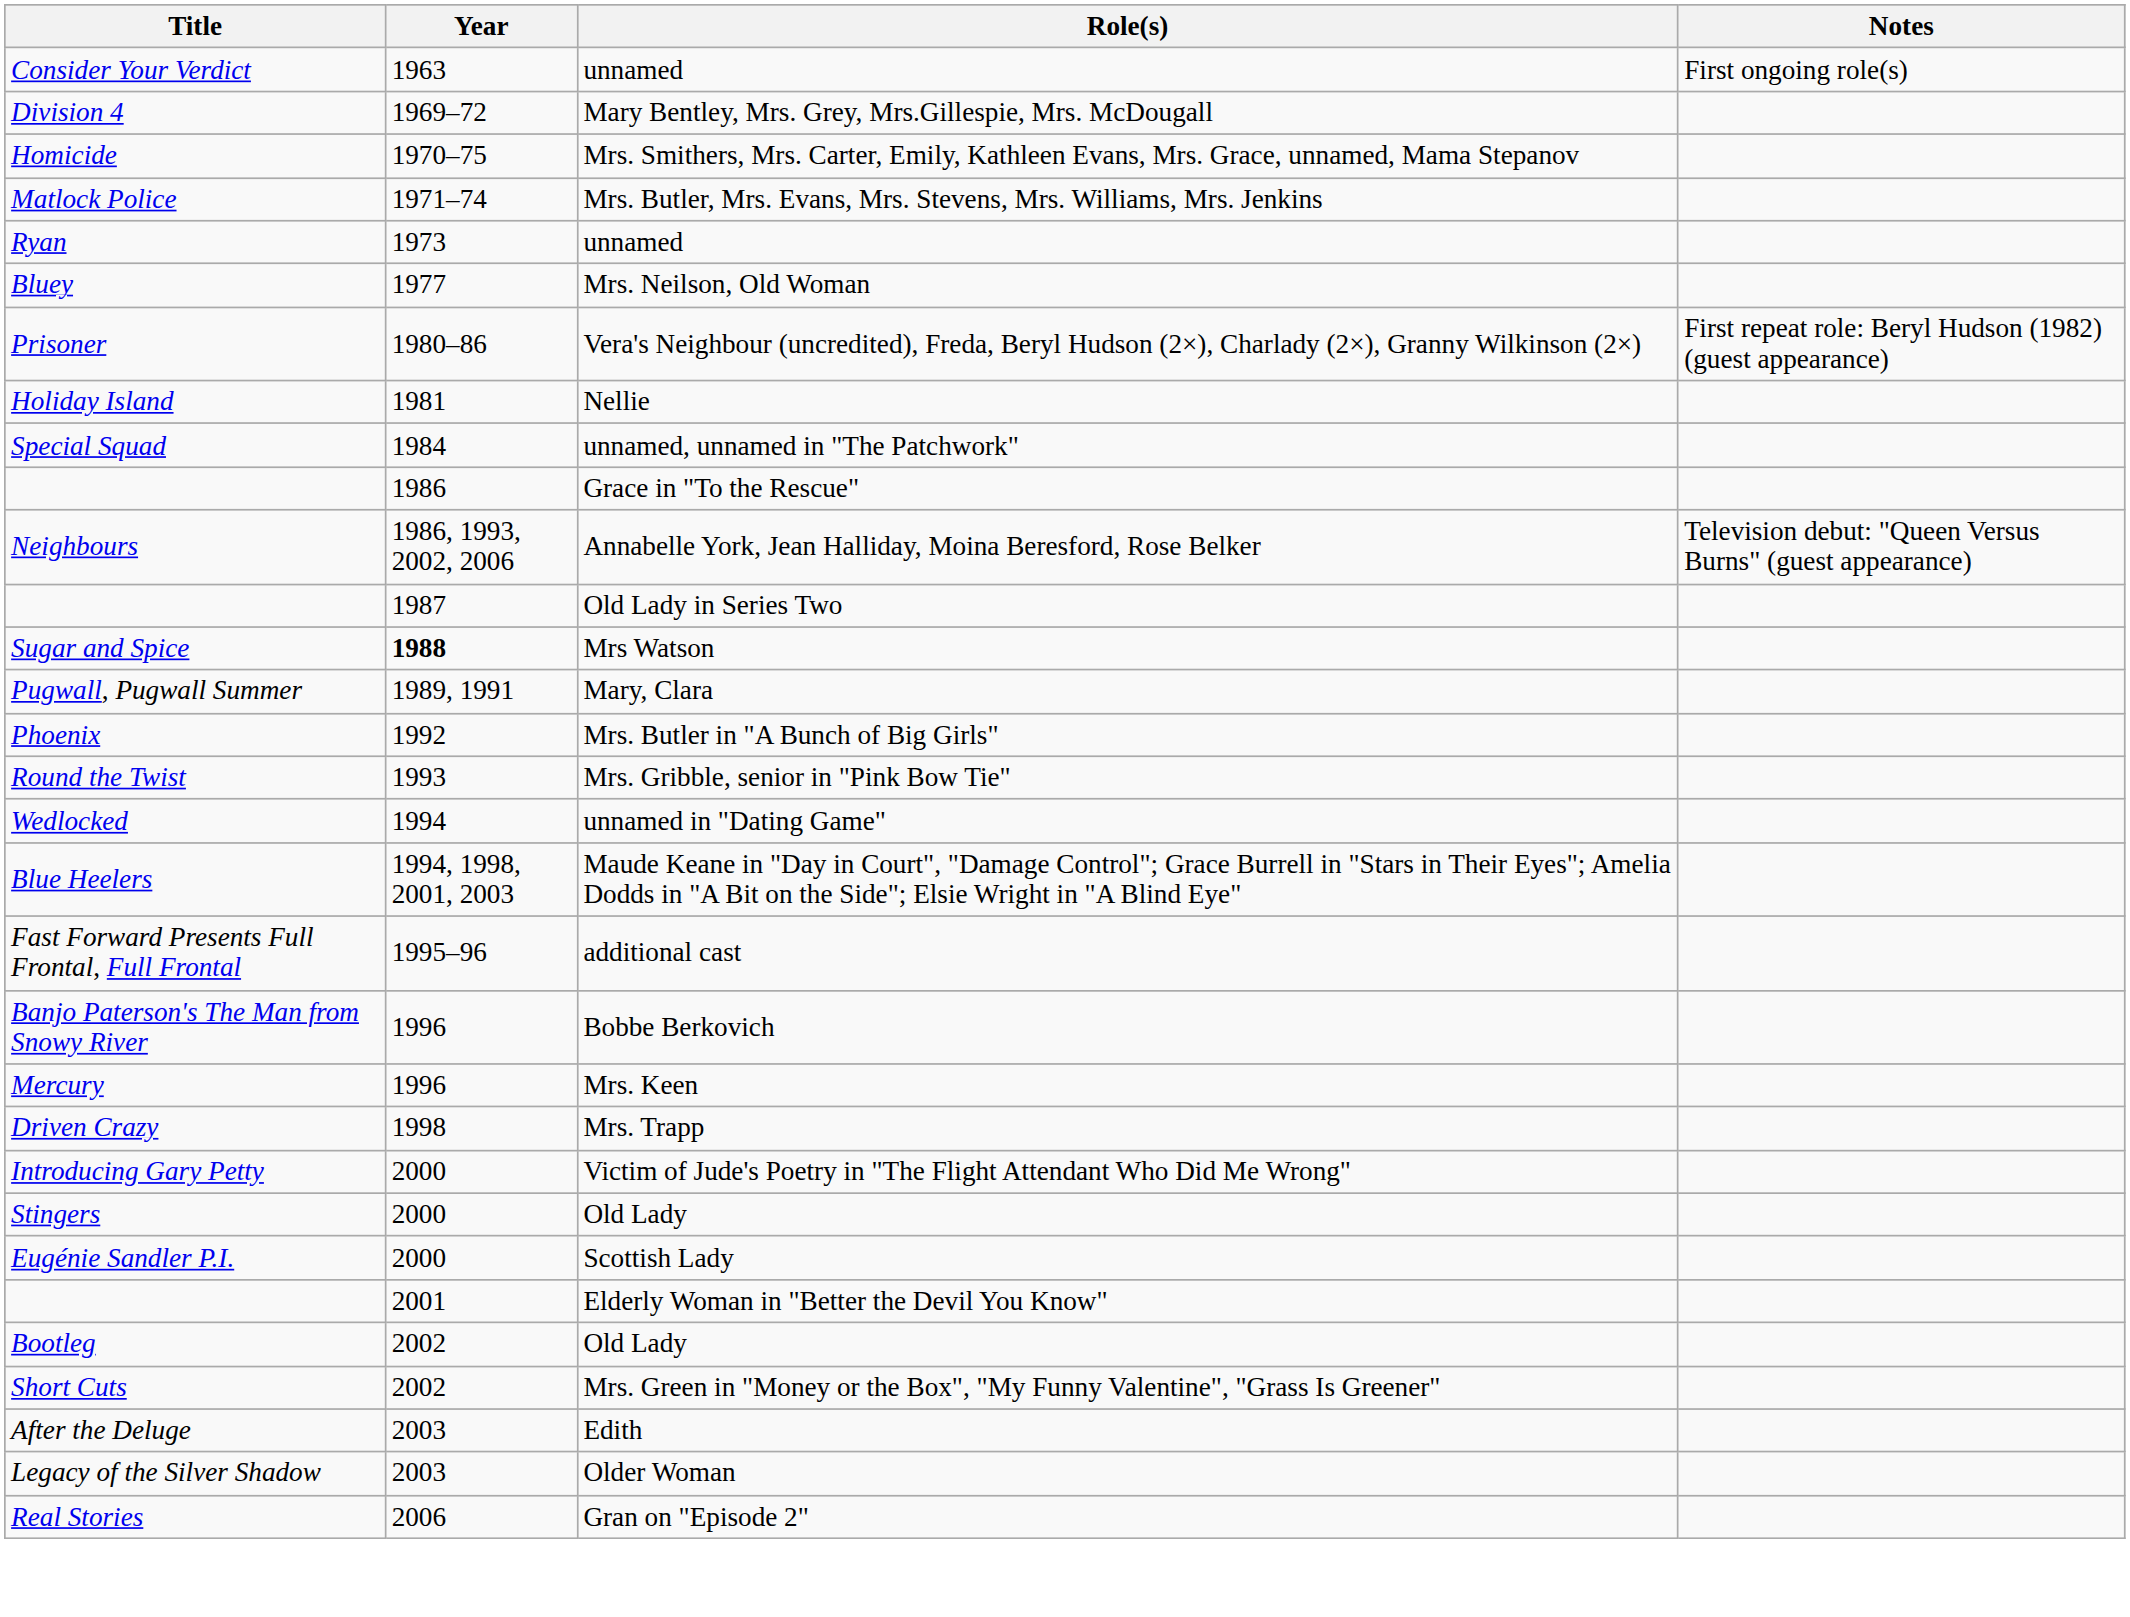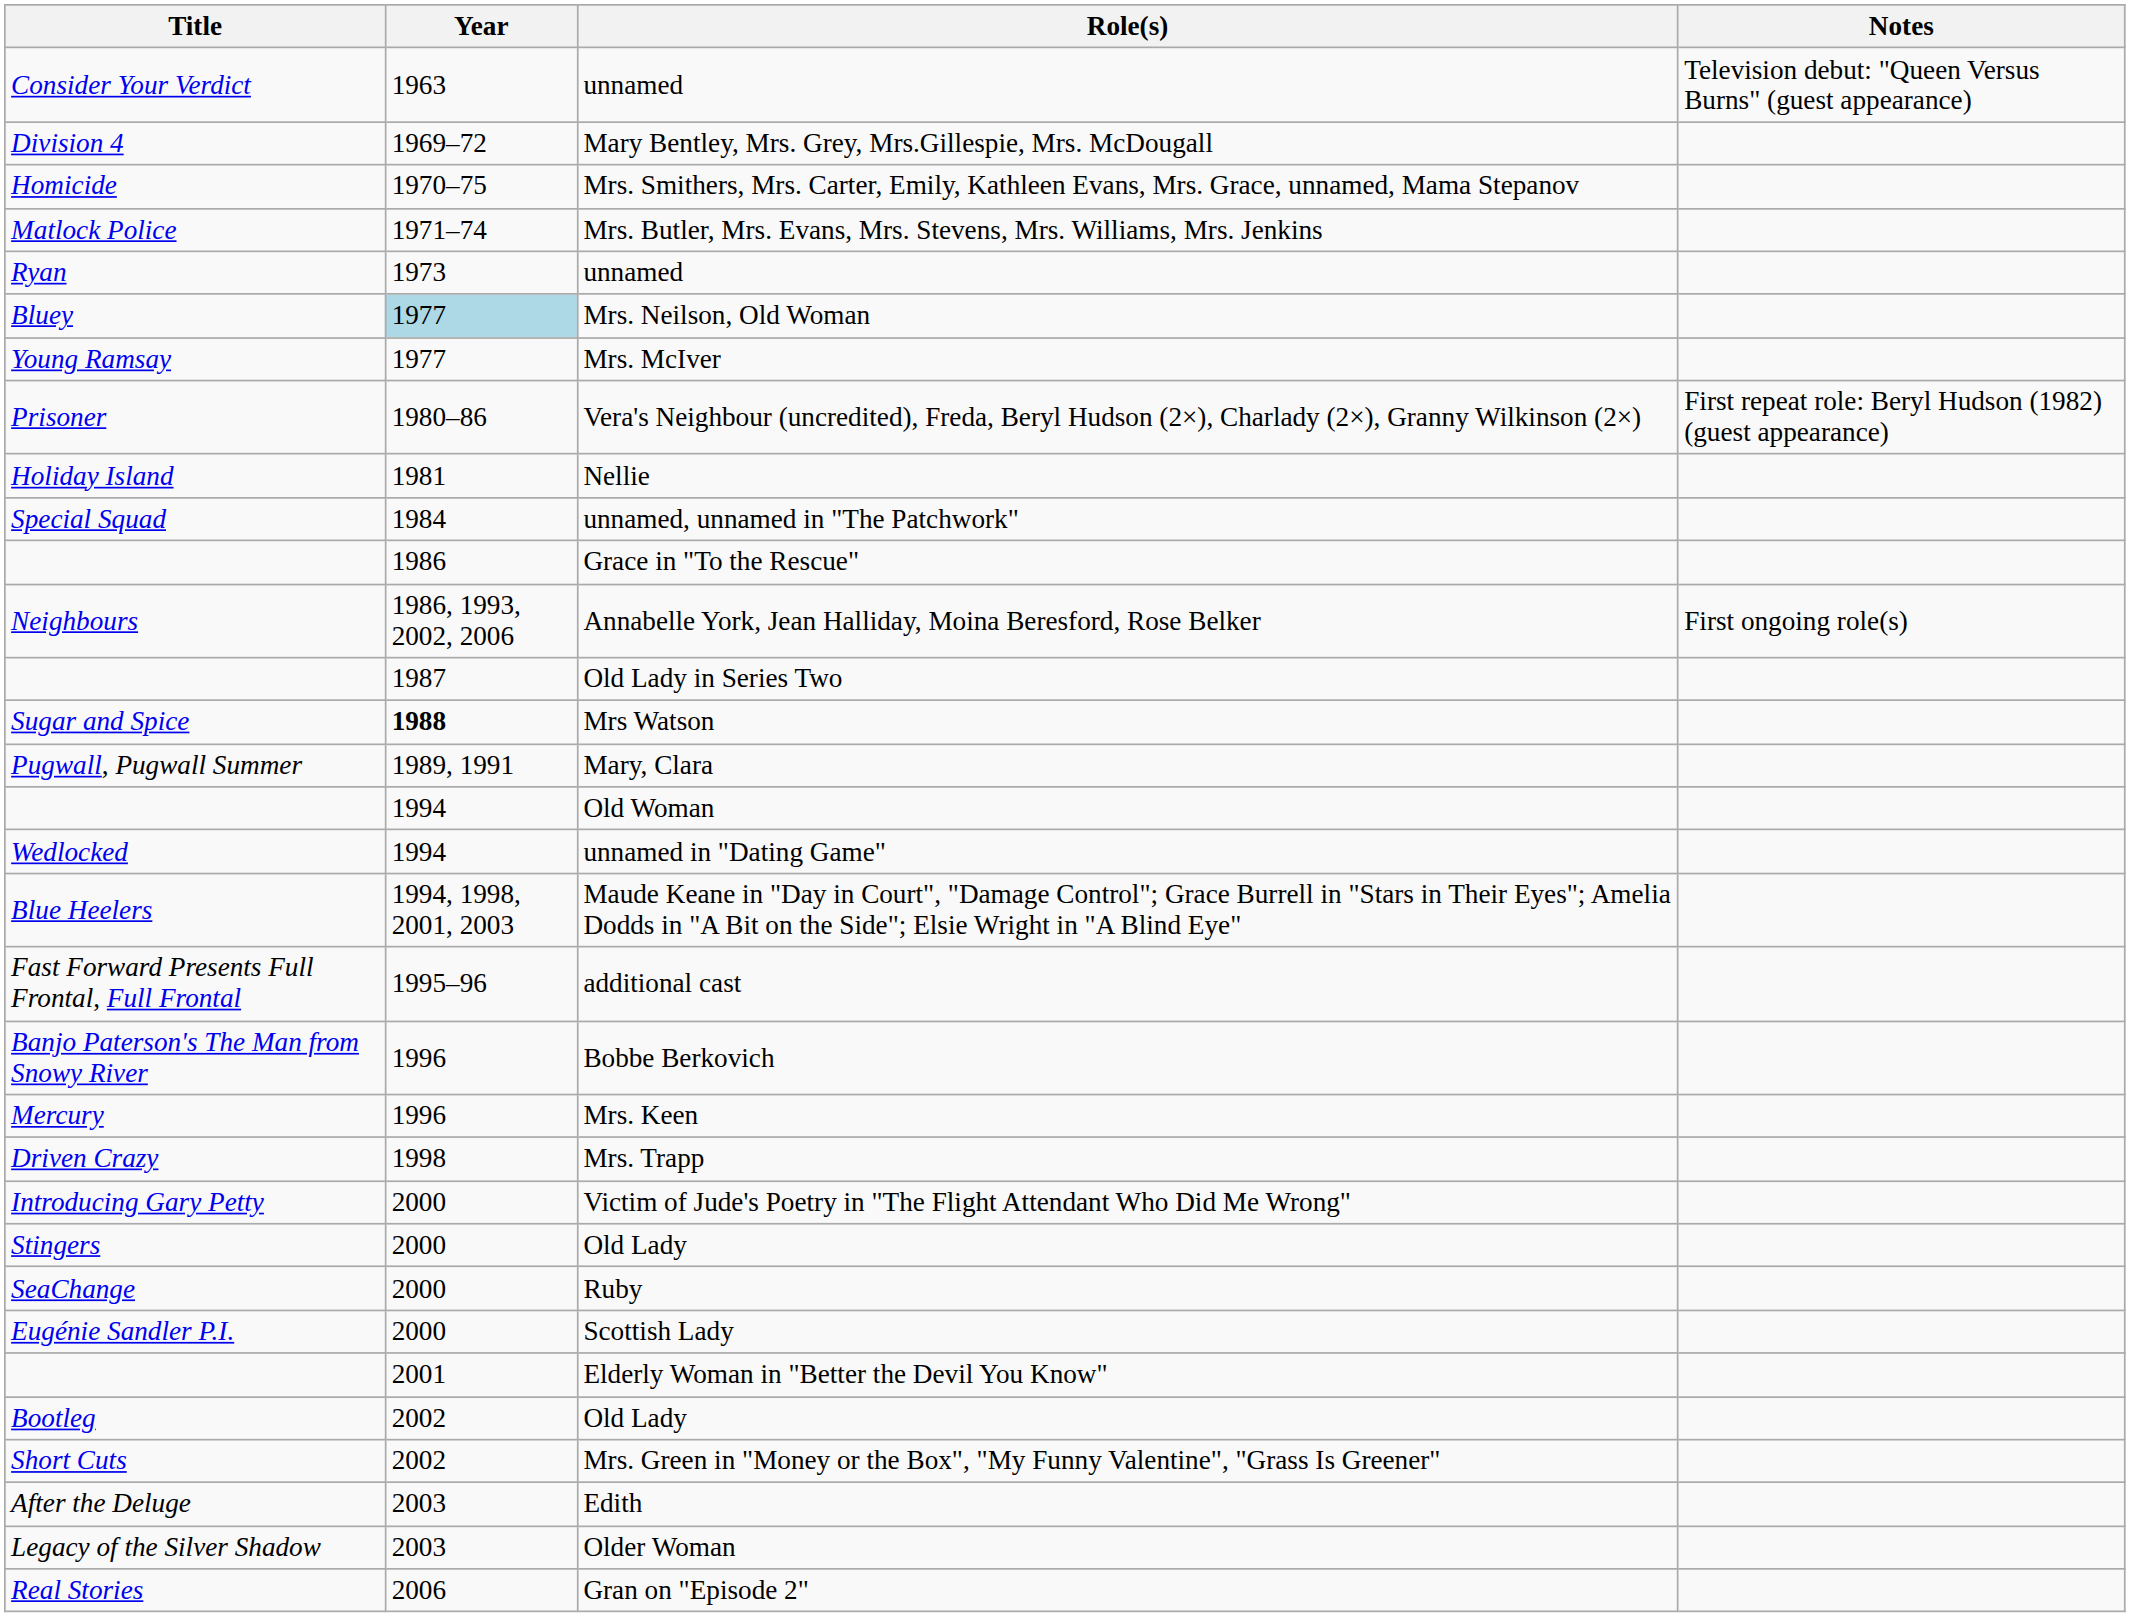(1796, 69) First ongoing role(s) -> (1862, 84) Television debut: "Queen Versus Burns" (guest appearance)
(419, 284) no background -> (419, 315) lightblue background
+ row: (91, 358)
(1862, 546) Television debut: "Queen Versus Burns" (guest appearance) -> (1796, 620) First ongoing role(s)
- row: (56, 734)
- row: (99, 777)
+ row: (195, 808)
+ row: (73, 1288)
